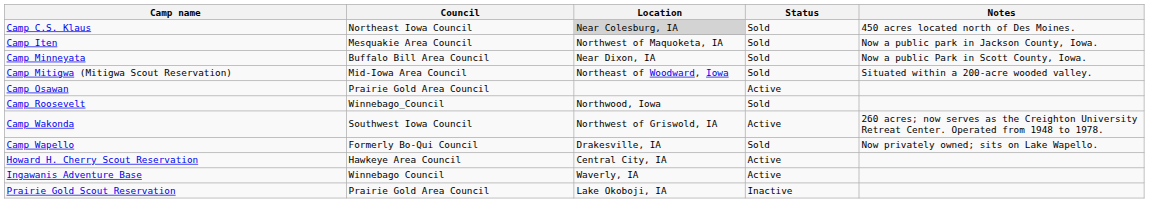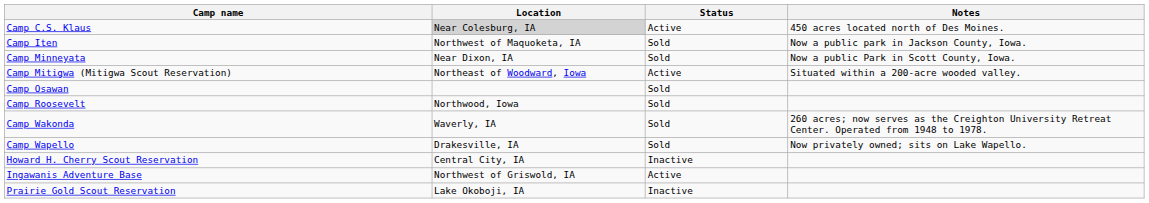- column: (460, 12)
(759, 27) Sold -> (665, 27) Active
(759, 73) Sold -> (665, 73) Active
(764, 88) Active -> (659, 88) Sold
(647, 124) Northwest of Griswold, IA -> (465, 124) Waverly, IA
(764, 124) Active -> (659, 124) Sold
(764, 160) Active -> (670, 160) Inactive
(607, 175) Waverly, IA -> (504, 175) Northwest of Griswold, IA
